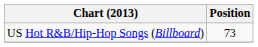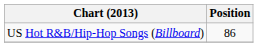(230, 32) 73 -> (230, 32) 86
